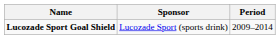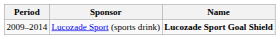columns swapped: (252, 12) <-> (61, 12)
